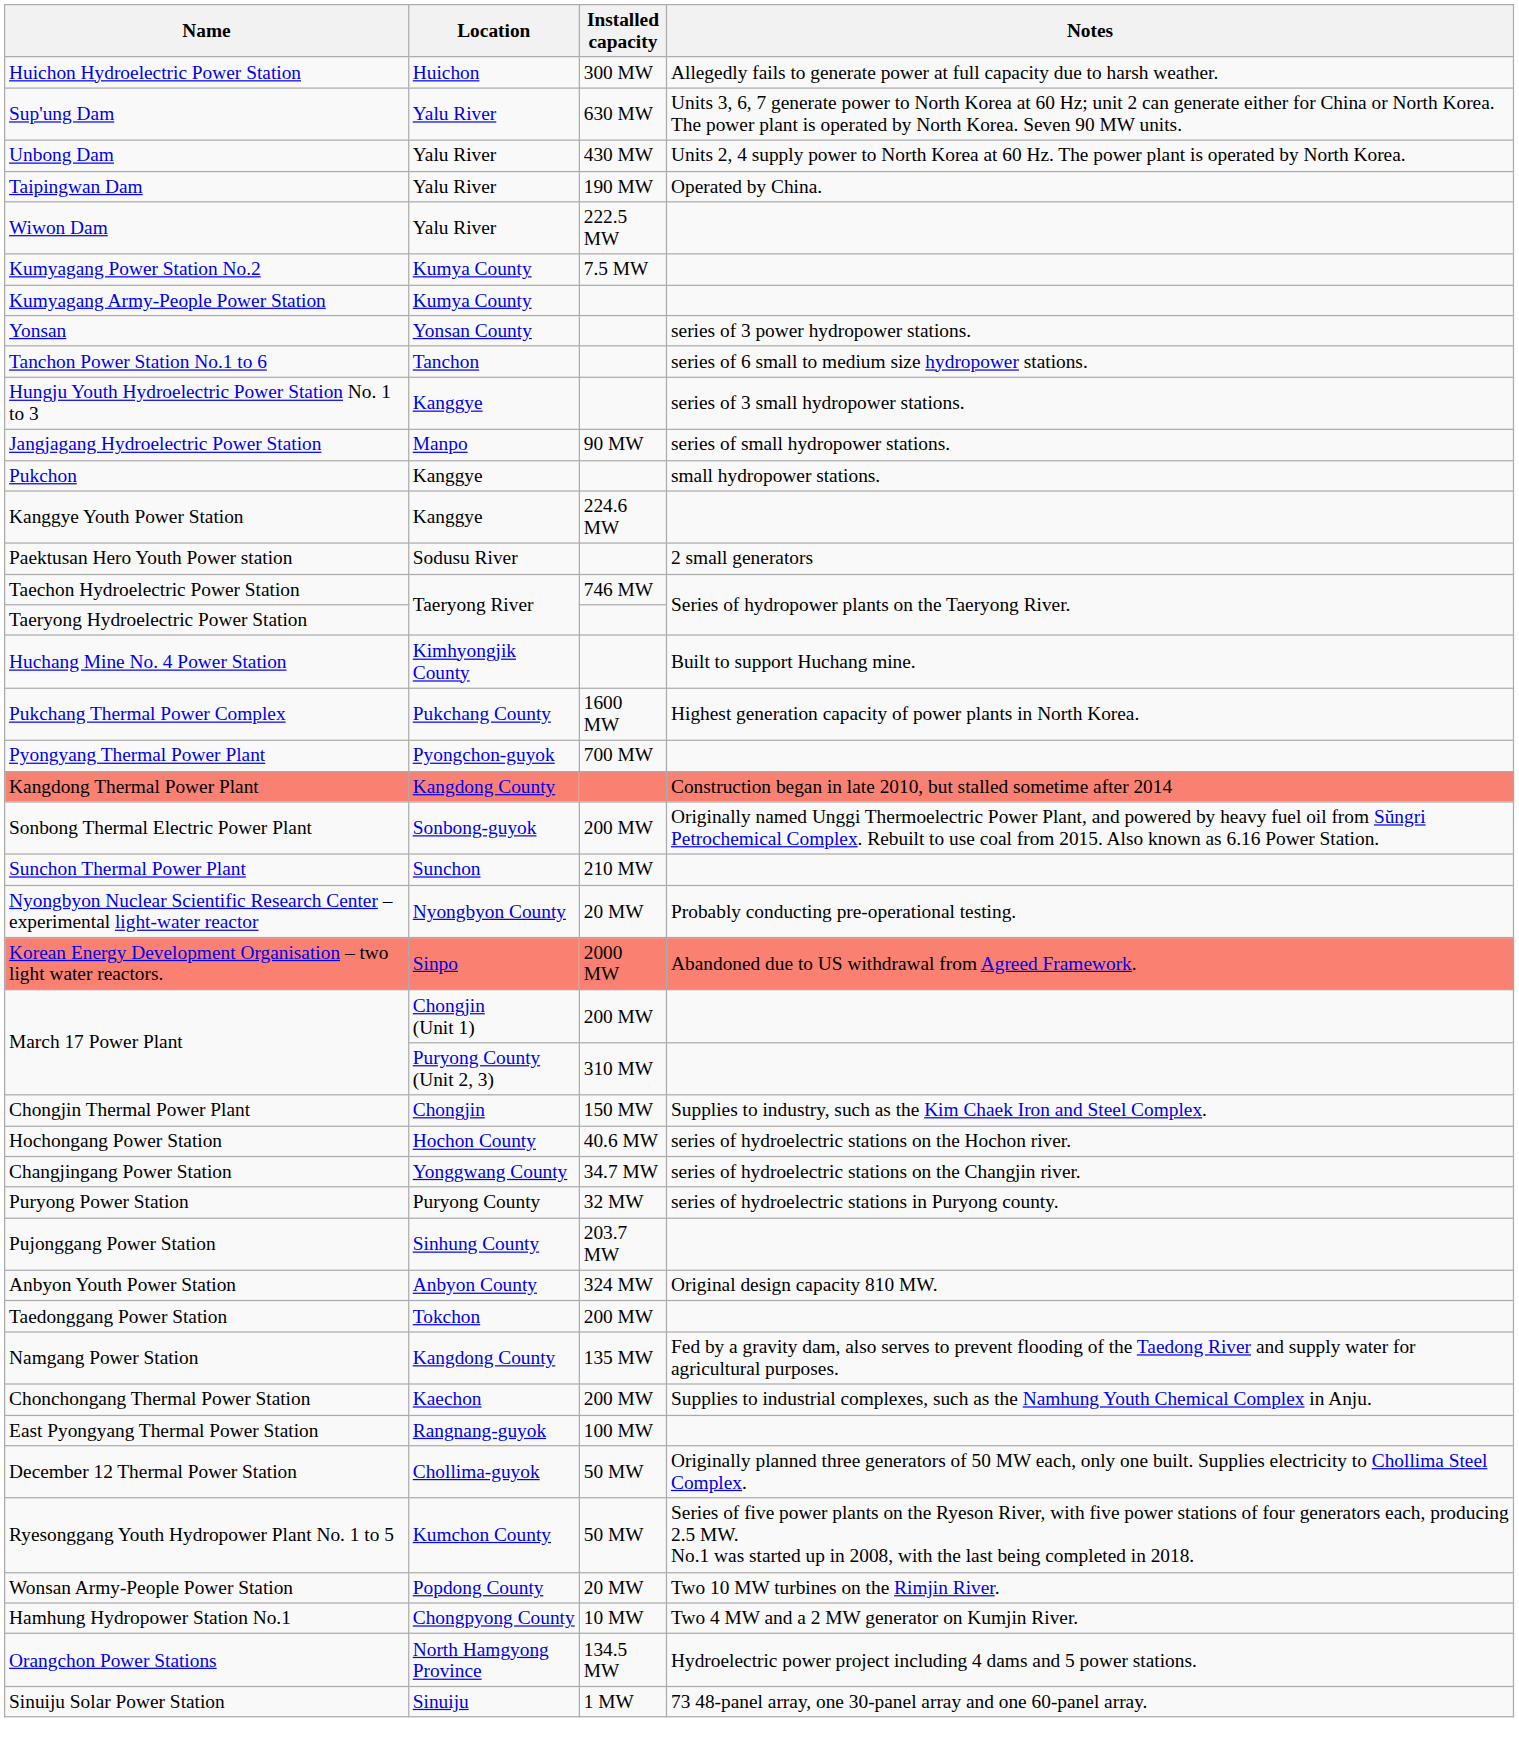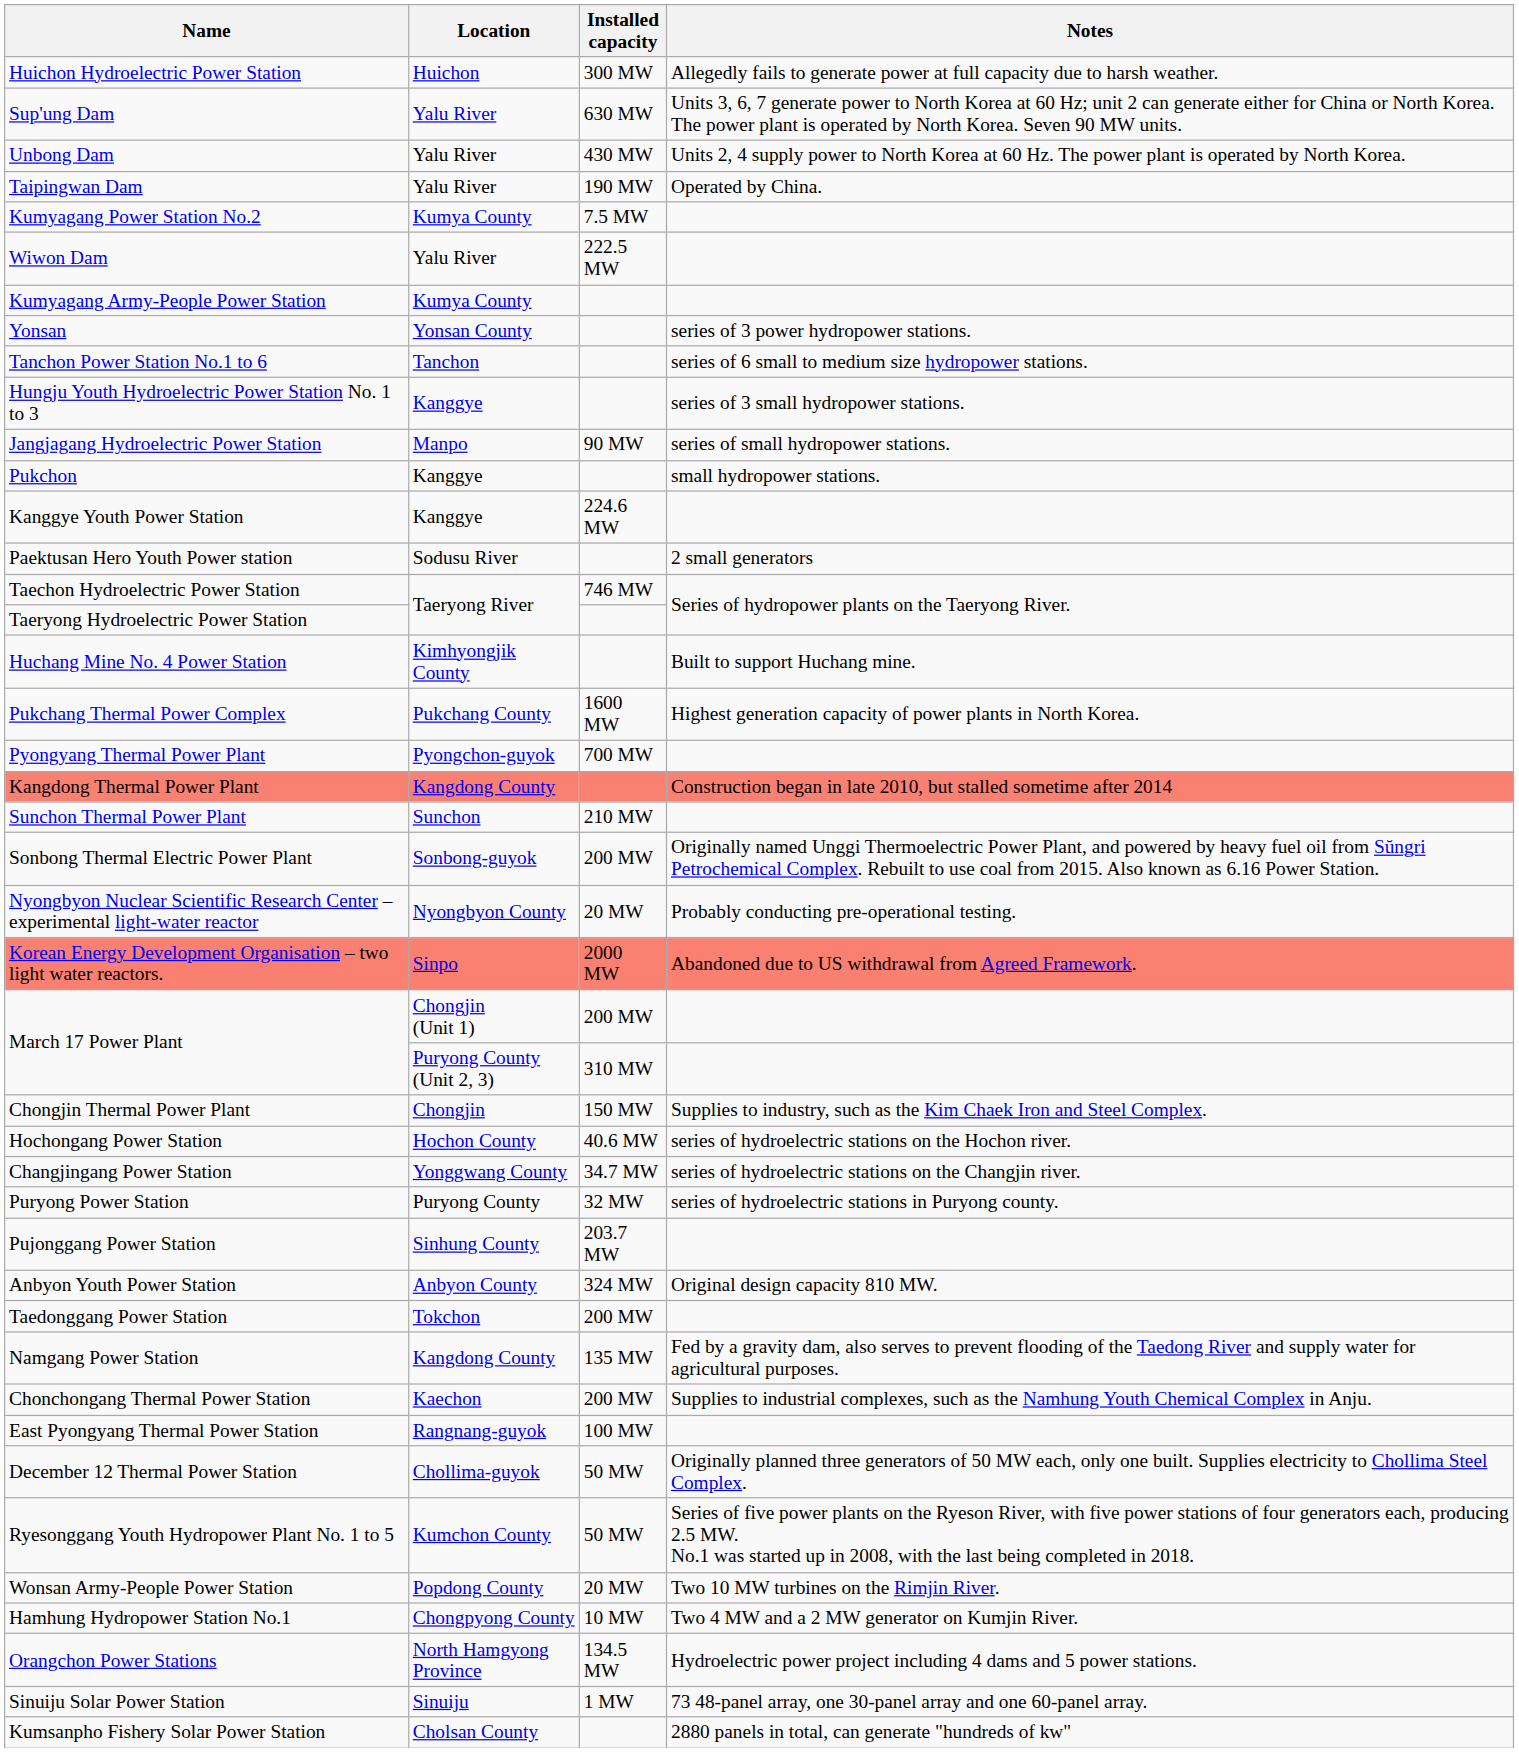rows swapped: (58, 227) <-> (135, 269)
rows swapped: (127, 869) <-> (161, 827)
+ row: (167, 1732)
